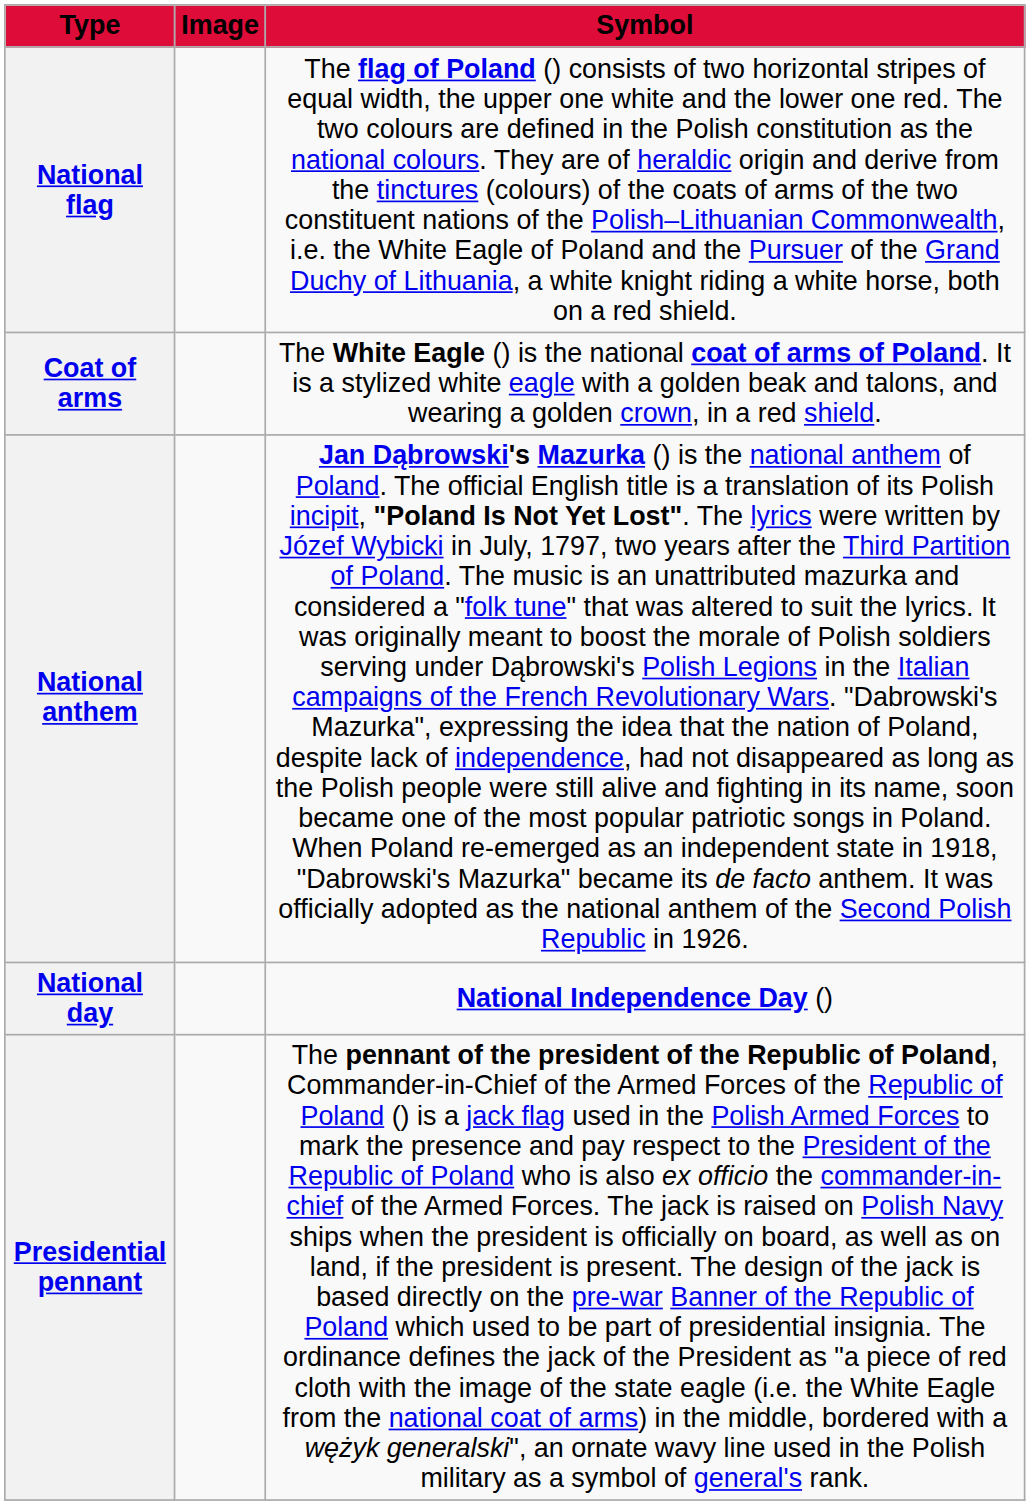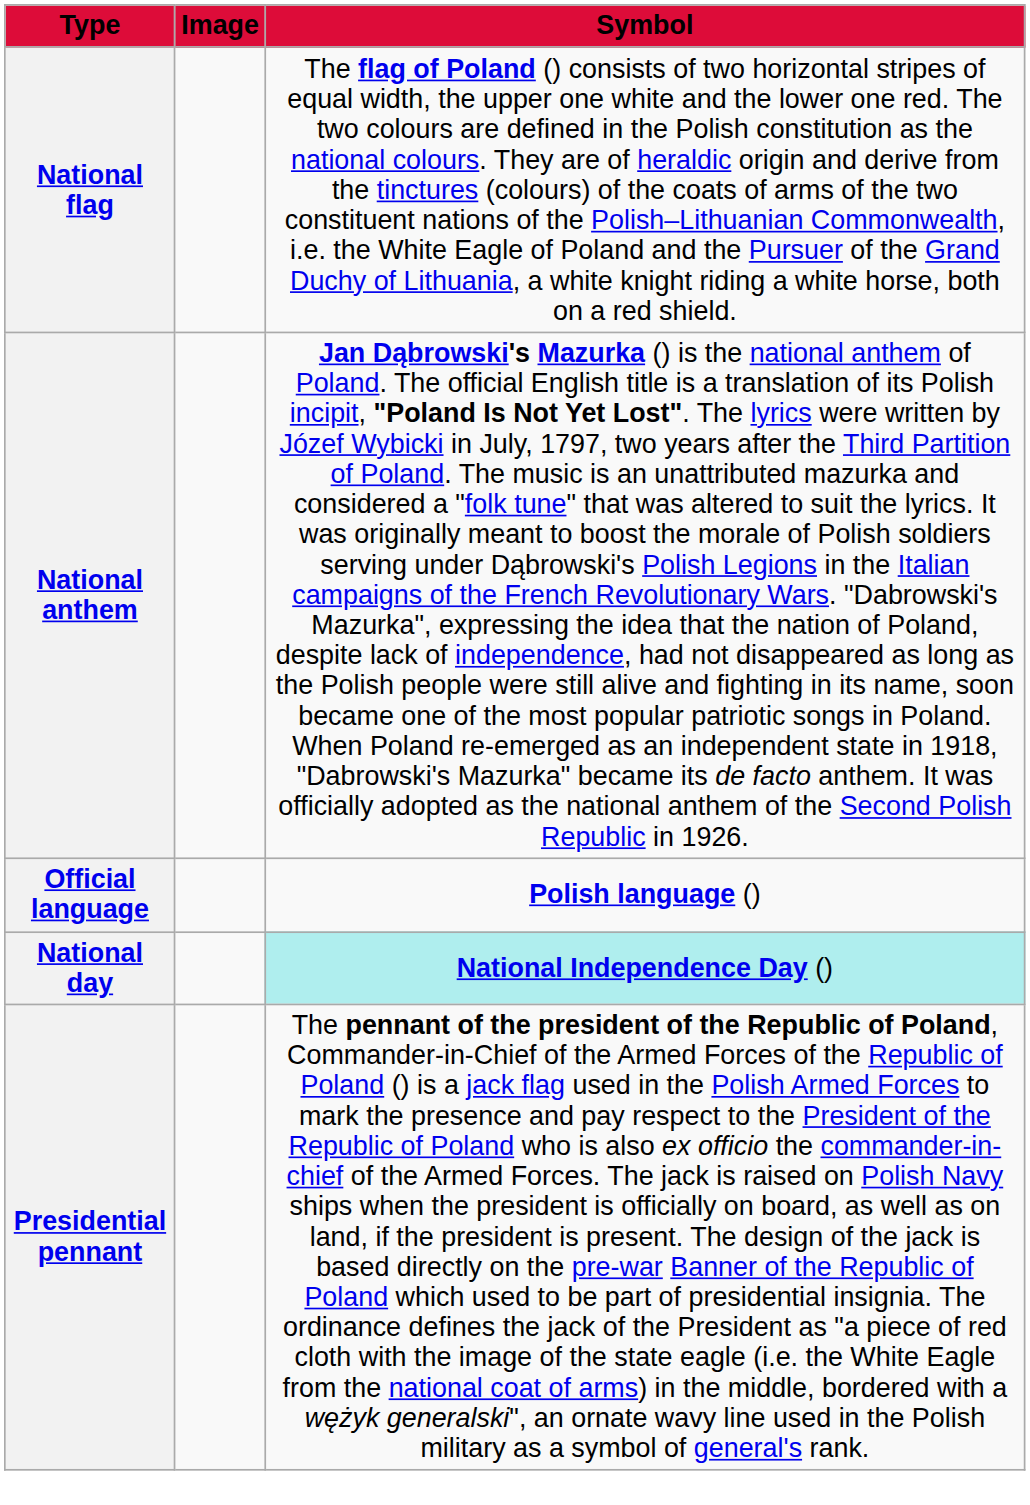- row: (90, 383)
+ row: (90, 894)
(645, 997) no background -> (645, 967) paleturquoise background
